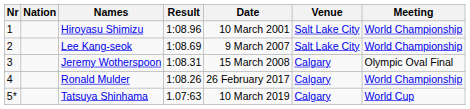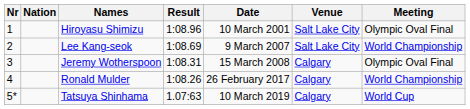(413, 29) World Championship -> (409, 29) Olympic Oval Final
